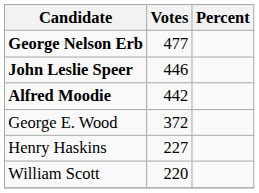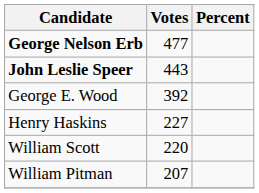(176, 69) 446 -> (176, 69) 443
- row: (60, 95)
(176, 122) 372 -> (176, 95) 392
+ row: (60, 174)
